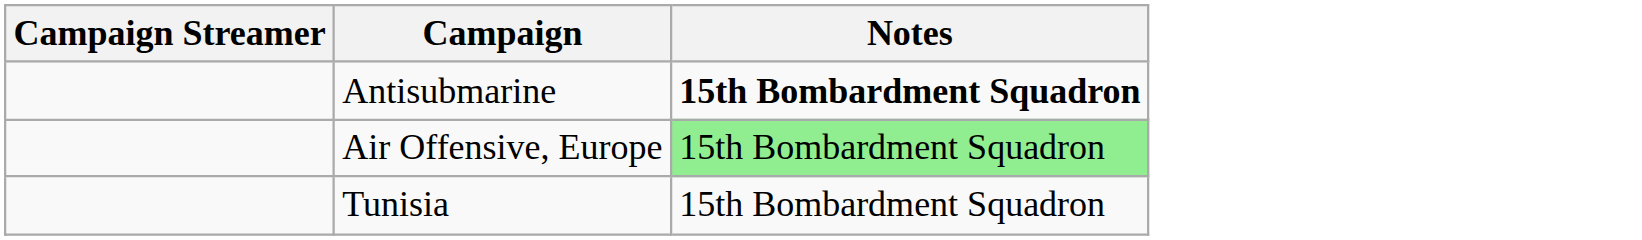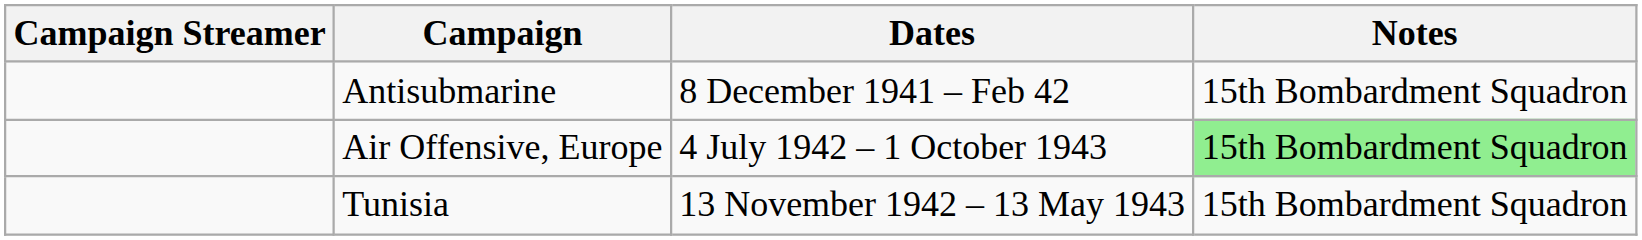+ column: (932, 33)
(910, 90) bold -> (1415, 90) normal
